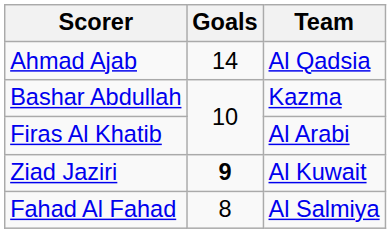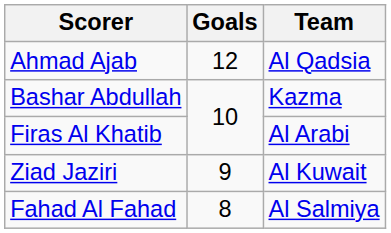(225, 60) 14 -> (225, 60) 12
(225, 172) bold -> (225, 172) normal
